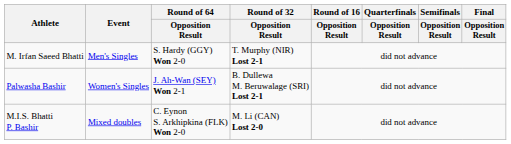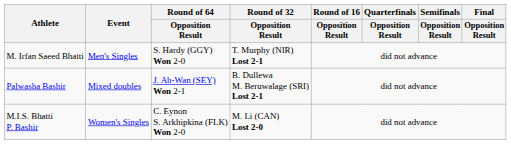(118, 86) Women's Singles -> (115, 86) Mixed doubles
(115, 122) Mixed doubles -> (118, 122) Women's Singles
